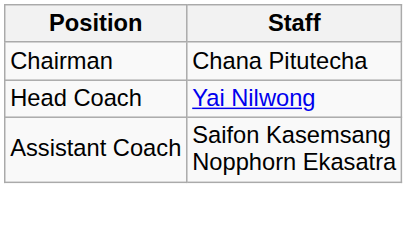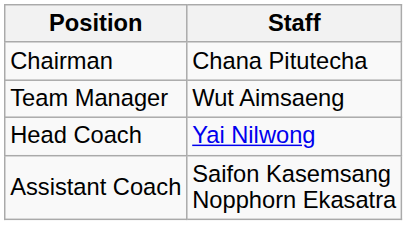+ row: (89, 98)
